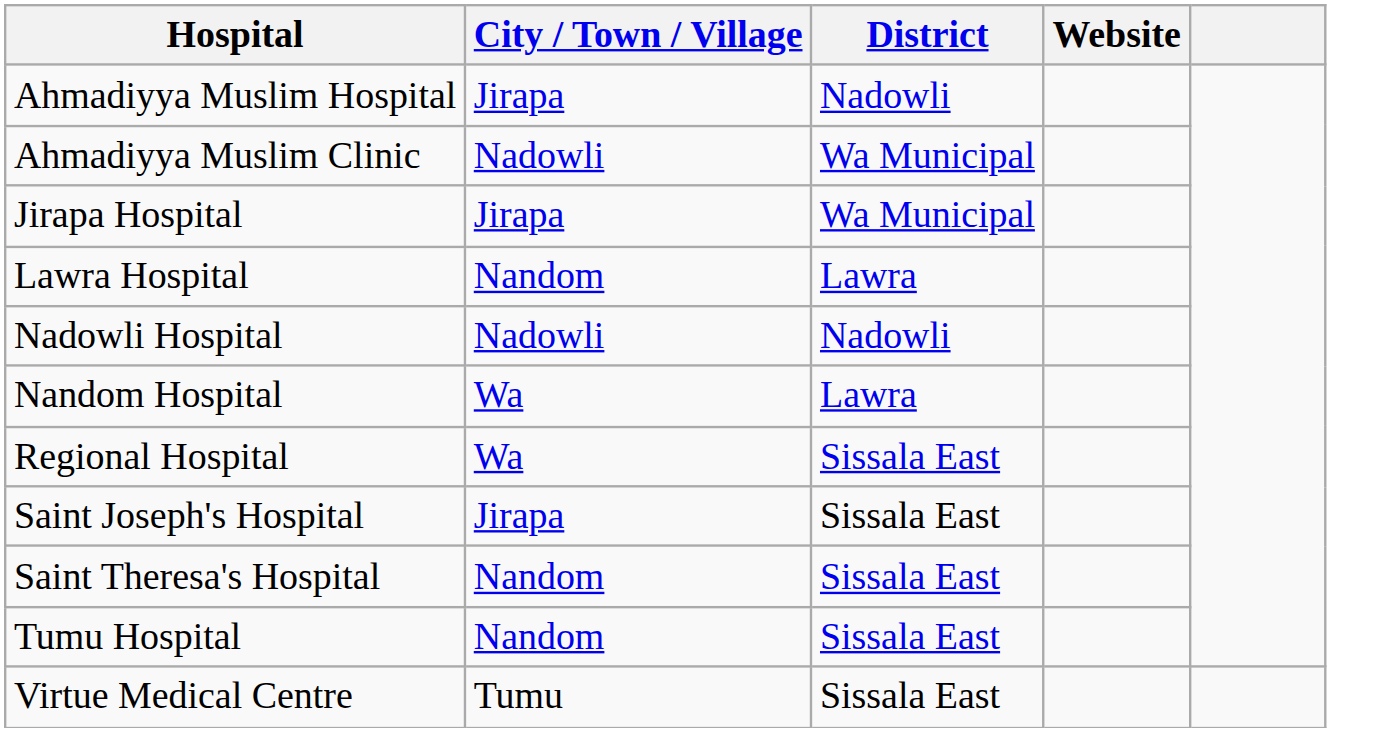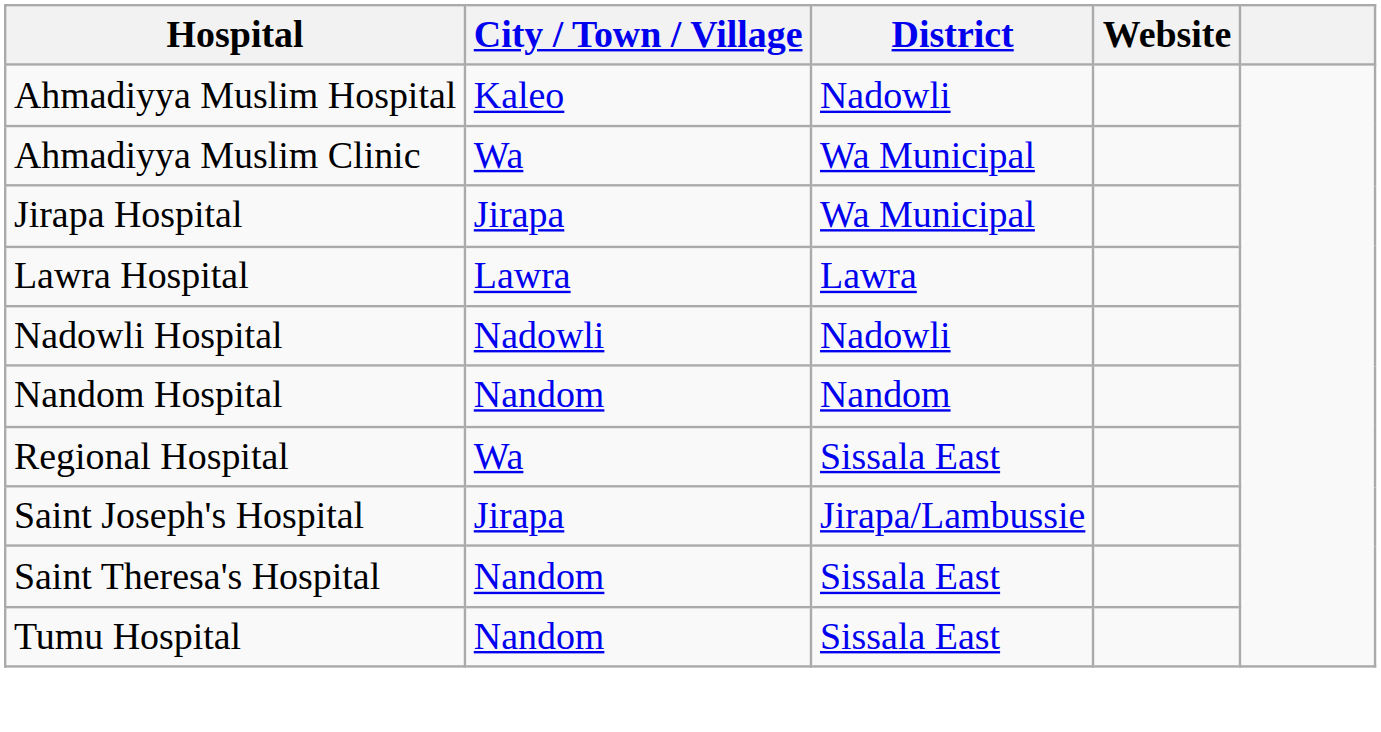(519, 94) Jirapa -> (519, 94) Kaleo
(539, 154) Nadowli -> (499, 154) Wa
(539, 275) Nandom -> (522, 275) Lawra
(499, 395) Wa -> (539, 395) Nandom
(868, 395) Lawra -> (885, 395) Nandom
(910, 515) Sissala East -> (953, 515) Jirapa/Lambussie
- row: (183, 696)
